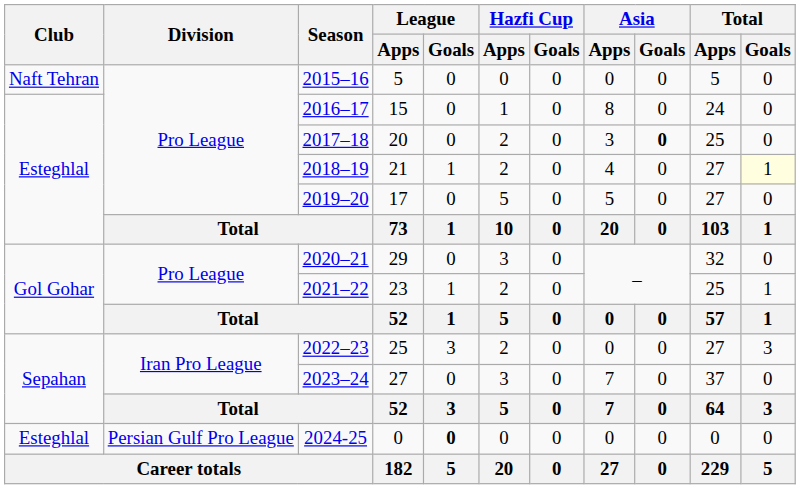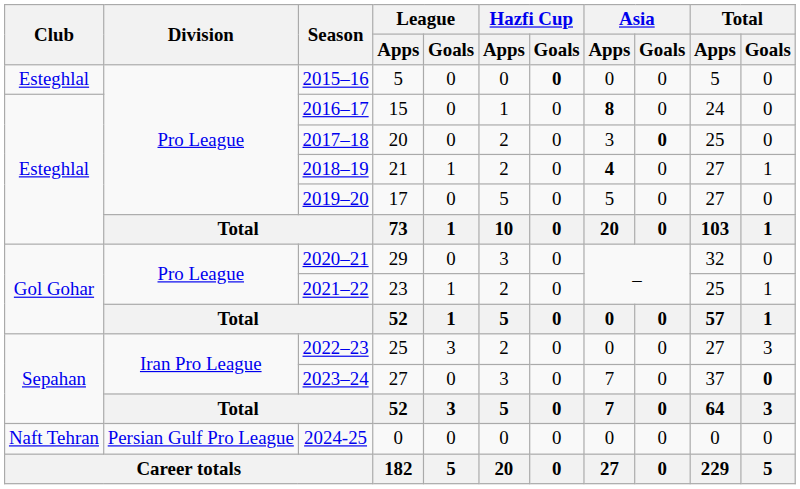(54, 79) Naft Tehran -> (54, 79) Esteghlal
(557, 79) normal -> (557, 79) bold
(609, 109) normal -> (609, 109) bold
(609, 169) normal -> (609, 169) bold
(768, 169) lightyellow background -> (768, 169) no background
(768, 378) normal -> (768, 378) bold
(54, 438) Esteghlal -> (54, 438) Naft Tehran
(451, 438) bold -> (451, 438) normal
